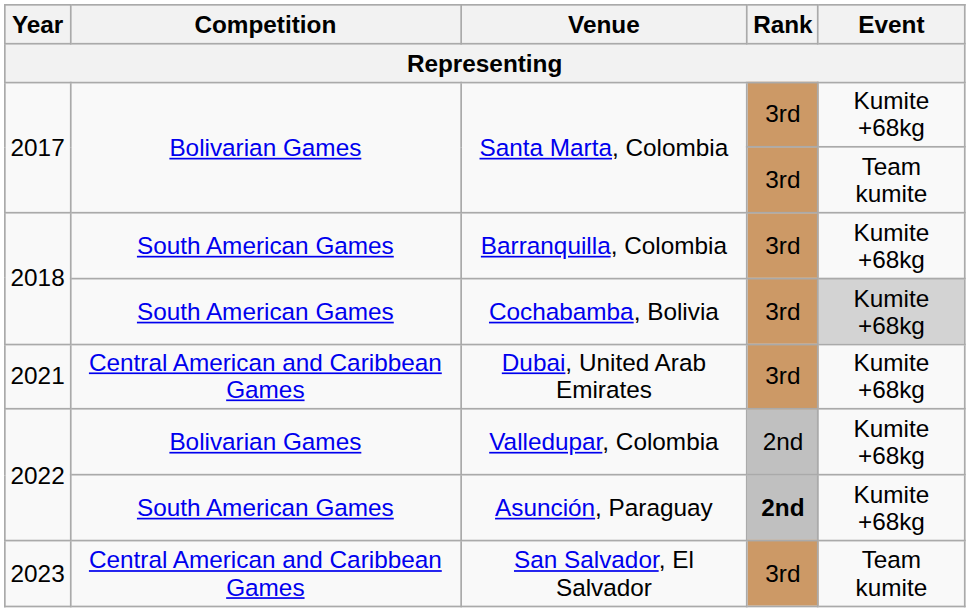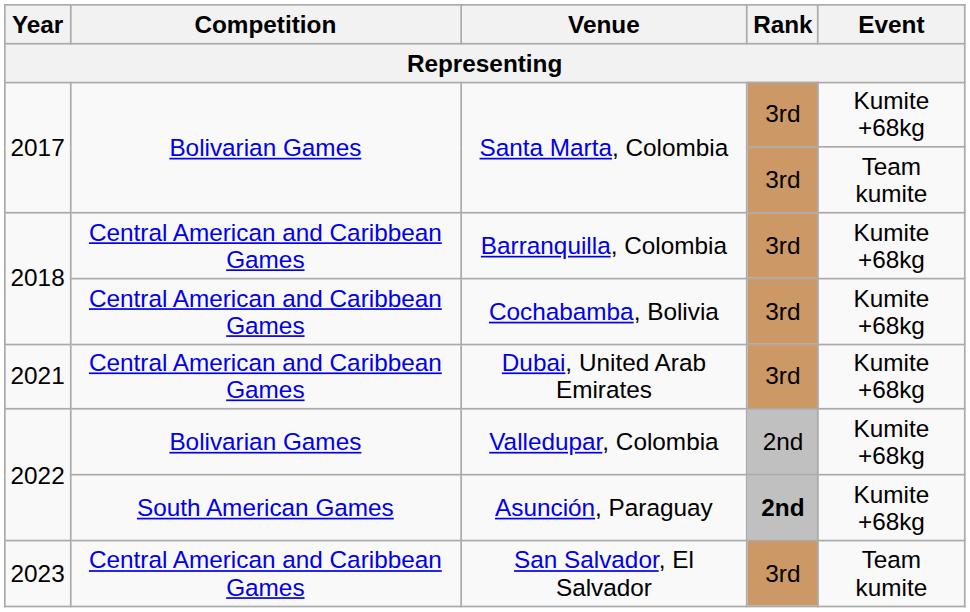(265, 246) South American Games -> (265, 246) Central American and Caribbean Games
(265, 311) South American Games -> (265, 311) Central American and Caribbean Games
(891, 311) lightgrey background -> (891, 311) no background
